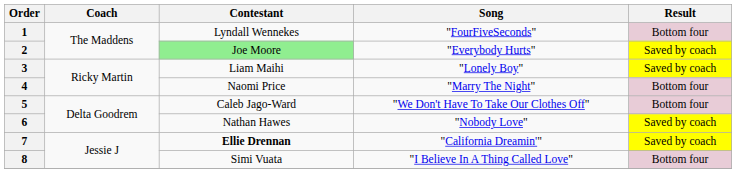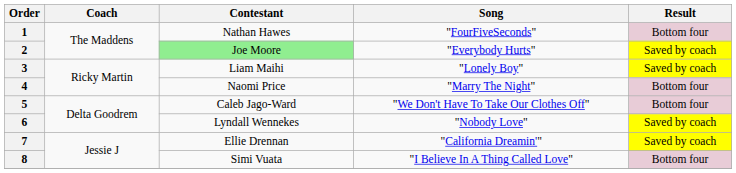(256, 31) Lyndall Wennekes -> (256, 31) Nathan Hawes
(256, 123) Nathan Hawes -> (256, 123) Lyndall Wennekes
(256, 141) bold -> (256, 141) normal
